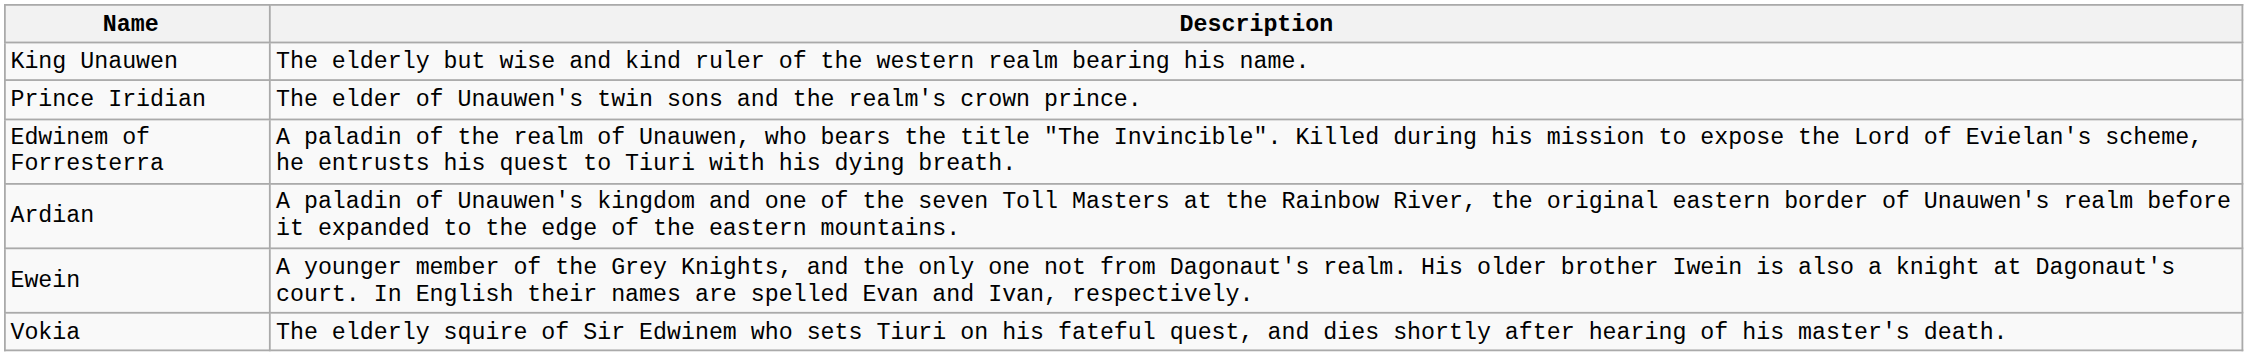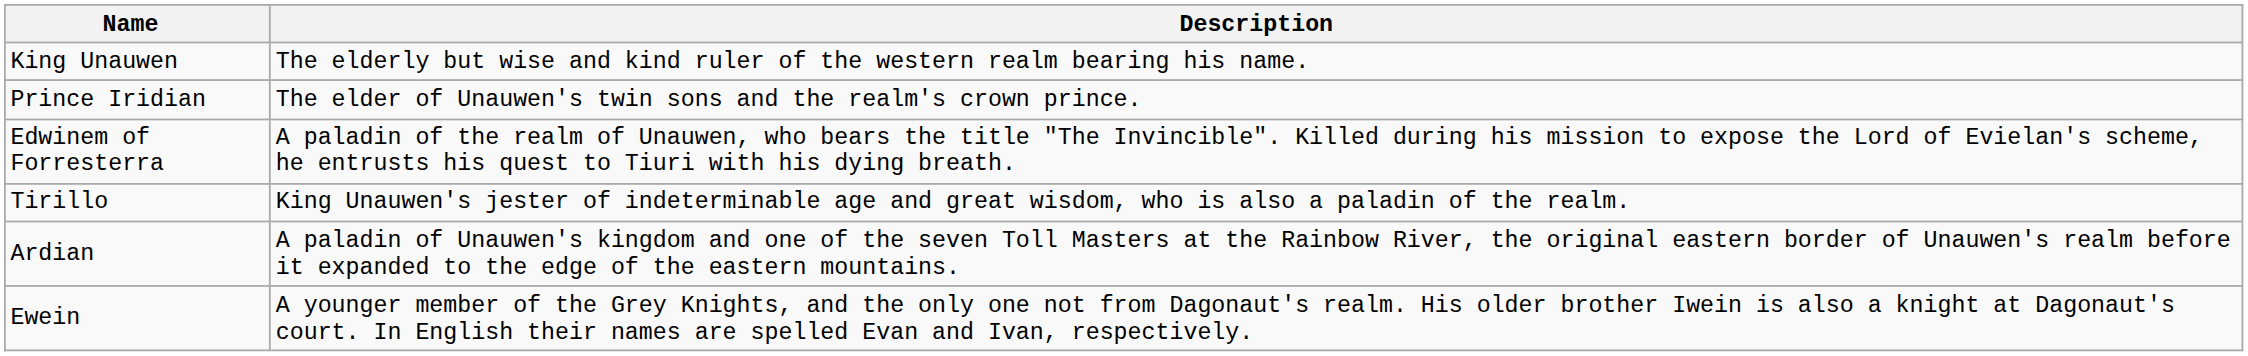+ row: (59, 202)
- row: (45, 332)
